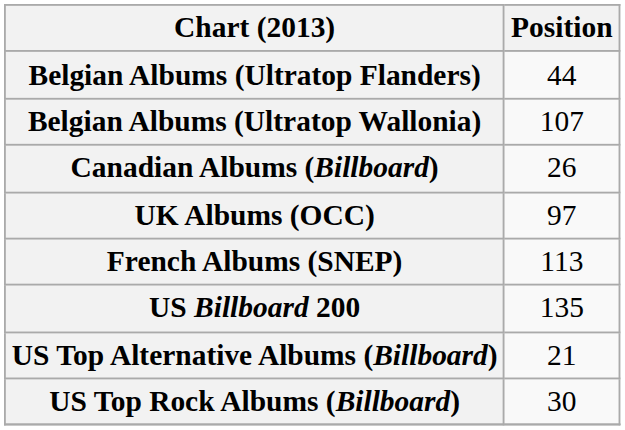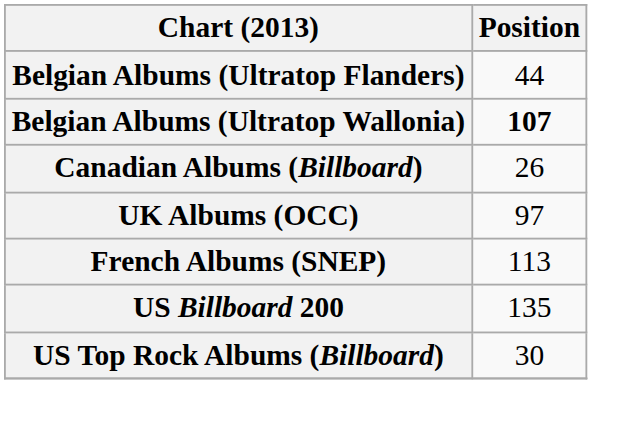(562, 121) normal -> (529, 121) bold
- row: (255, 354)
